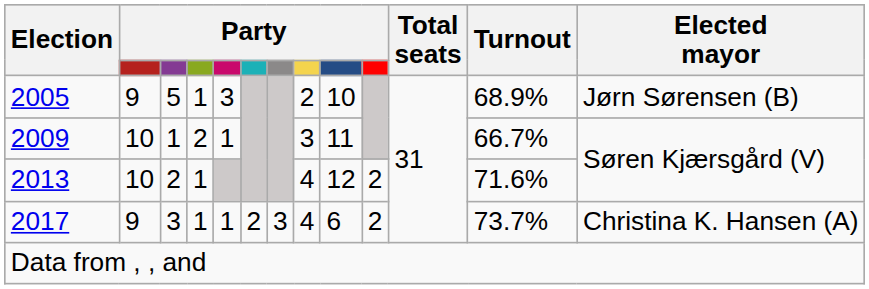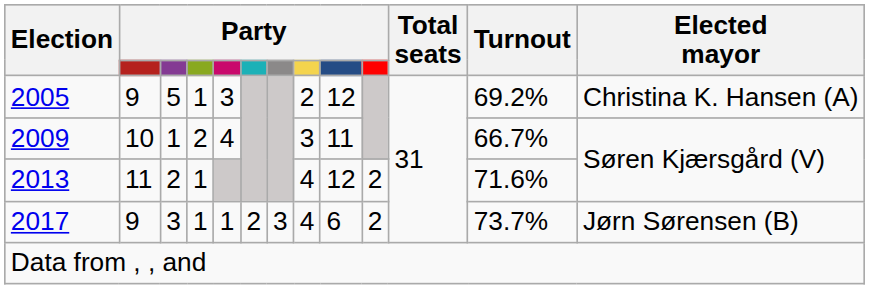(341, 96) 10 -> (341, 96) 12
(511, 96) 68.9% -> (511, 96) 69.2%
(691, 96) Jørn Sørensen (B) -> (721, 96) Christina K. Hansen (A)
(227, 138) 1 -> (227, 138) 4
(140, 179) 10 -> (139, 179) 11
(721, 221) Christina K. Hansen (A) -> (691, 221) Jørn Sørensen (B)
